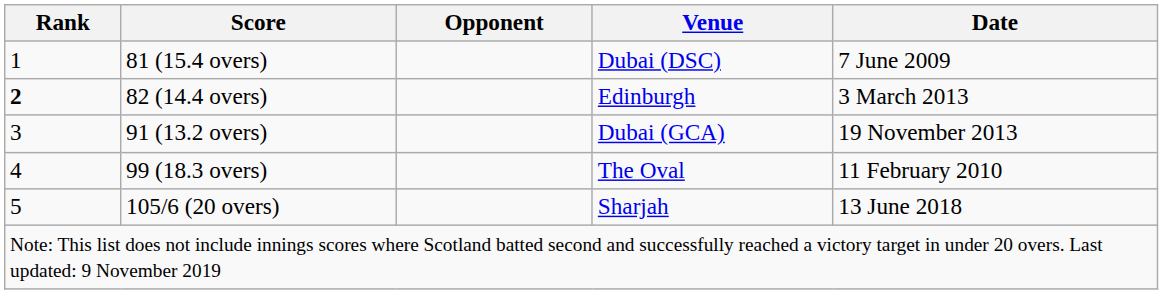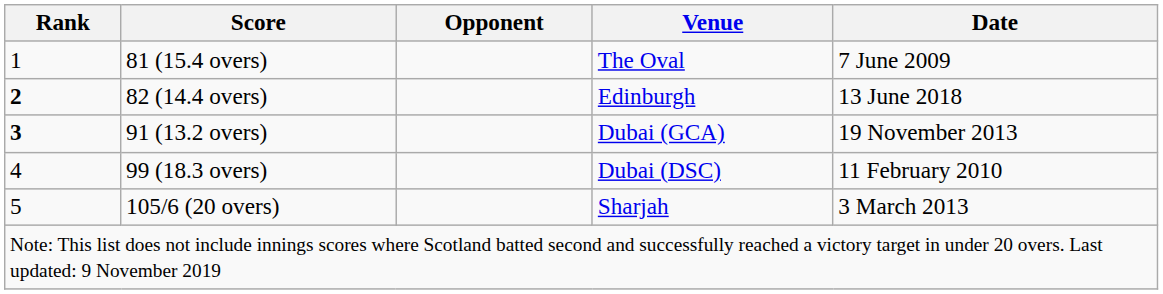(659, 59) Dubai (DSC) -> (641, 59) The Oval
(903, 96) 3 March 2013 -> (900, 96) 13 June 2018
(16, 133) normal -> (16, 133) bold
(641, 170) The Oval -> (659, 170) Dubai (DSC)
(900, 206) 13 June 2018 -> (903, 206) 3 March 2013
